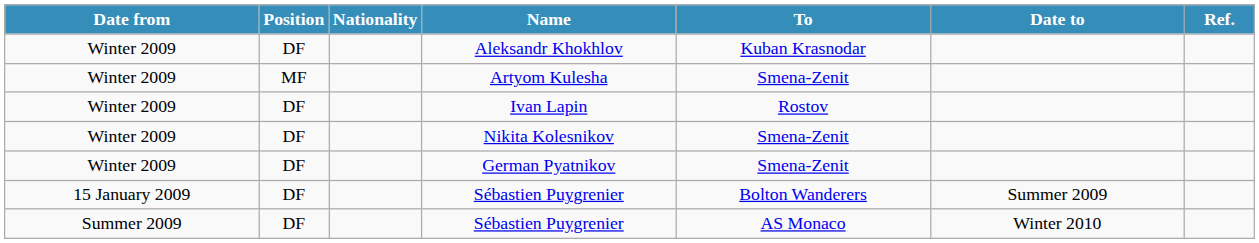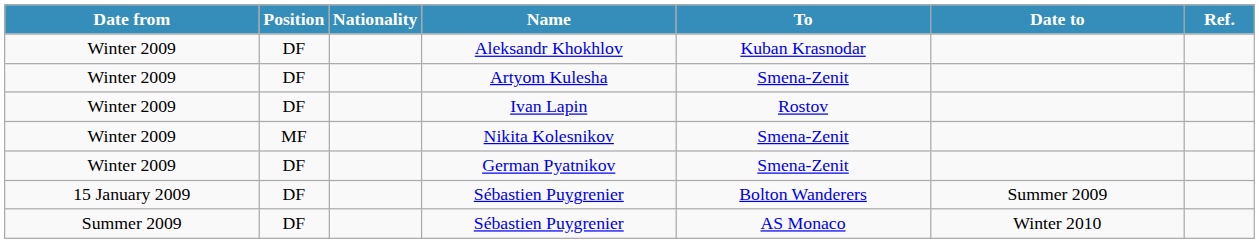(294, 77) MF -> (294, 77) DF
(294, 136) DF -> (294, 136) MF
